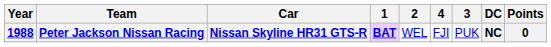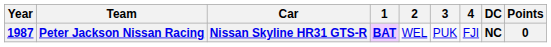columns swapped: (467, 14) <-> (441, 14)
(20, 33) 1988 -> (20, 33) 1987
